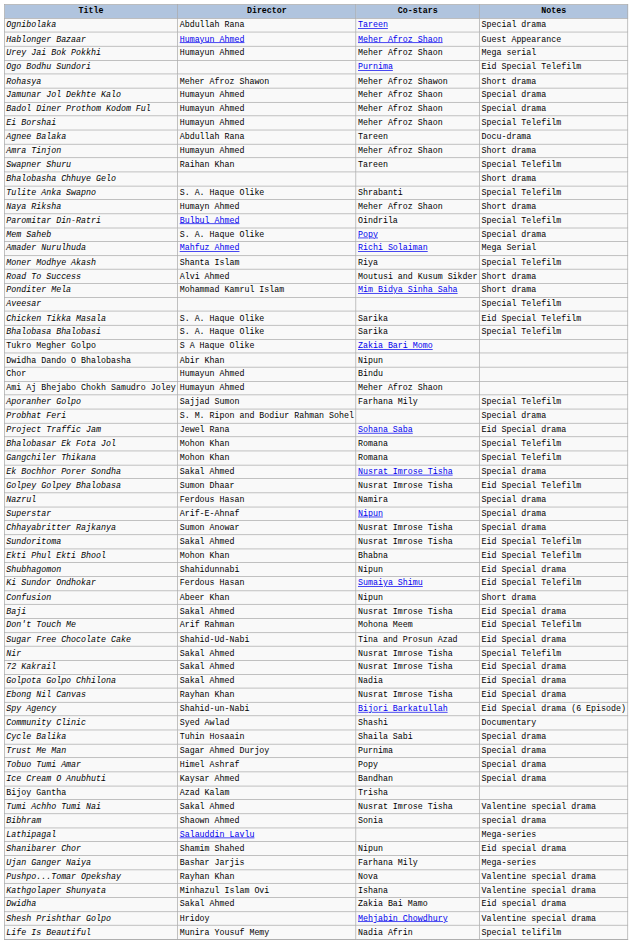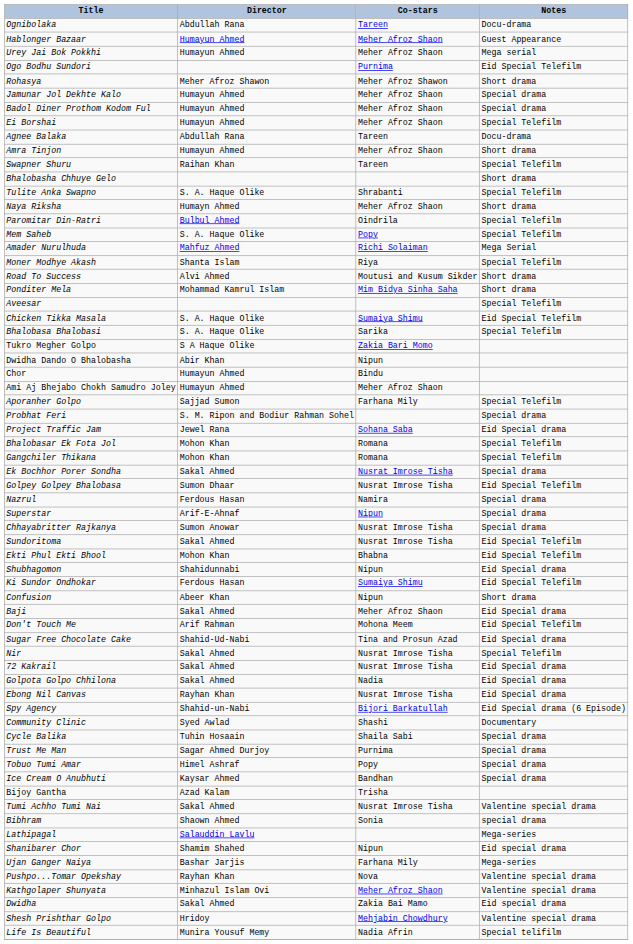(514, 25) Special drama -> (506, 25) Docu-drama
(514, 234) Special drama -> (521, 234) Special Telefilm
(373, 318) Sarika -> (390, 318) Sumaiya Shimu
(405, 611) Nusrat Imrose Tisha -> (400, 611) Meher Afroz Shaon
(373, 890) Ishana -> (400, 890) Meher Afroz Shaon
